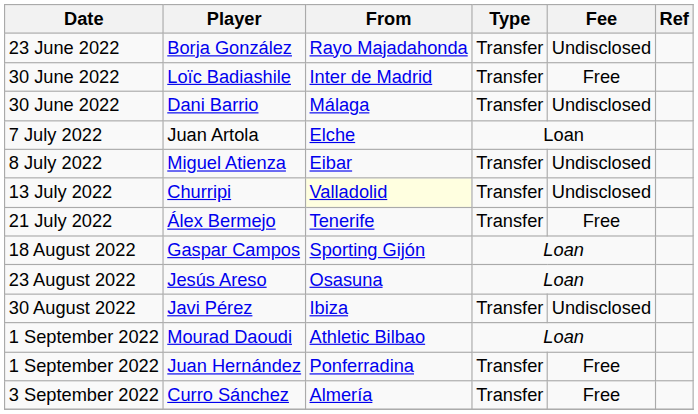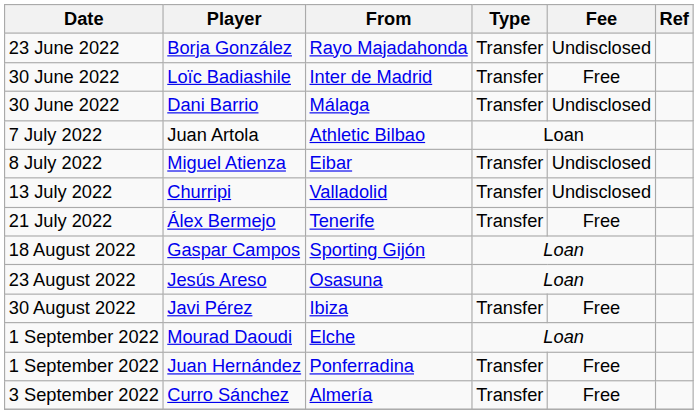(332, 134) Elche -> (367, 134) Athletic Bilbao
(348, 192) lightyellow background -> (348, 192) no background
(601, 308) Undisclosed -> (601, 308) Free
(367, 337) Athletic Bilbao -> (332, 337) Elche
